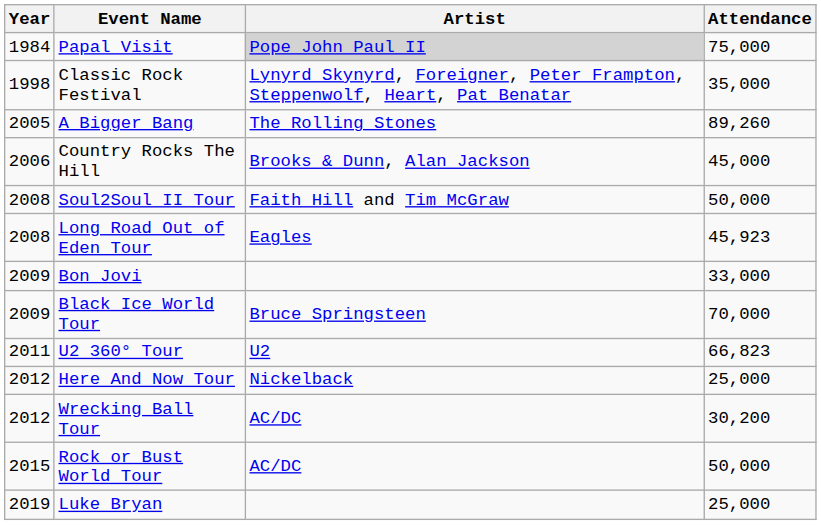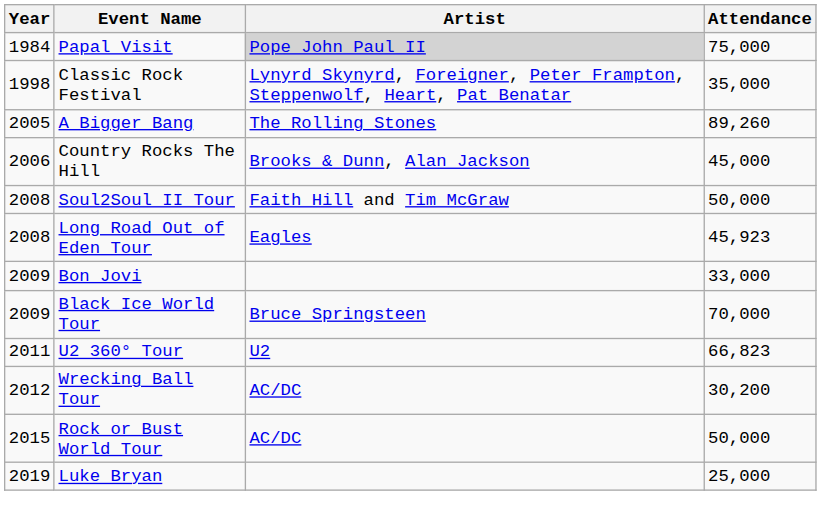- row: (147, 380)
